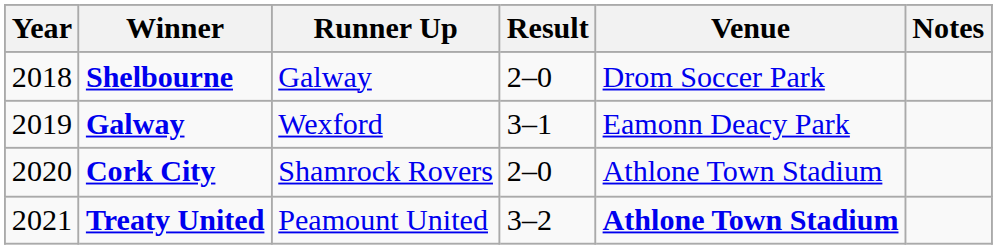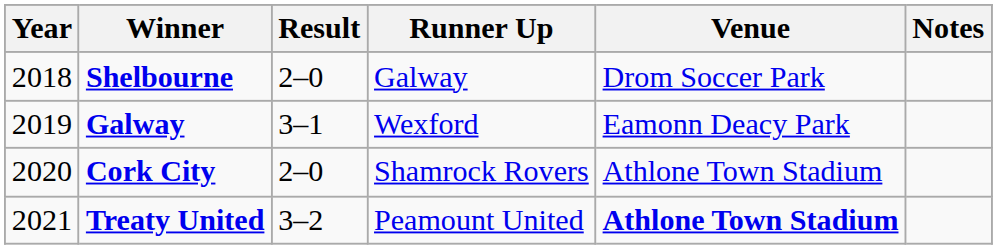columns swapped: (386, 28) <-> (548, 28)
